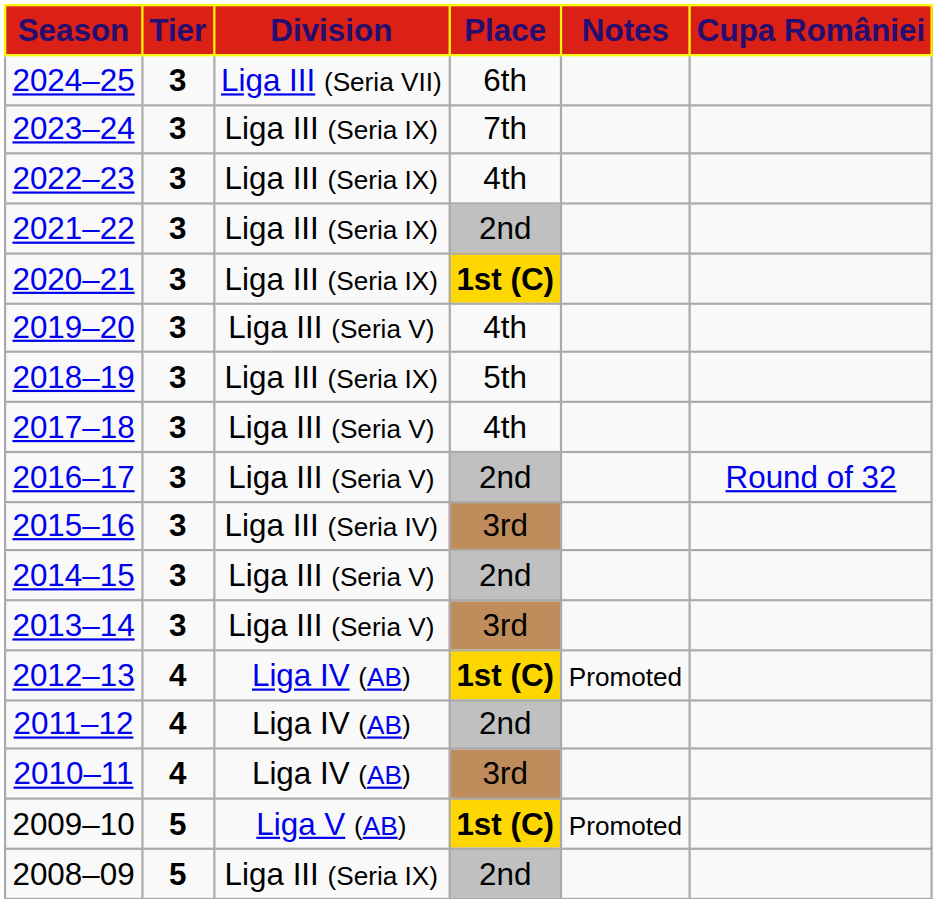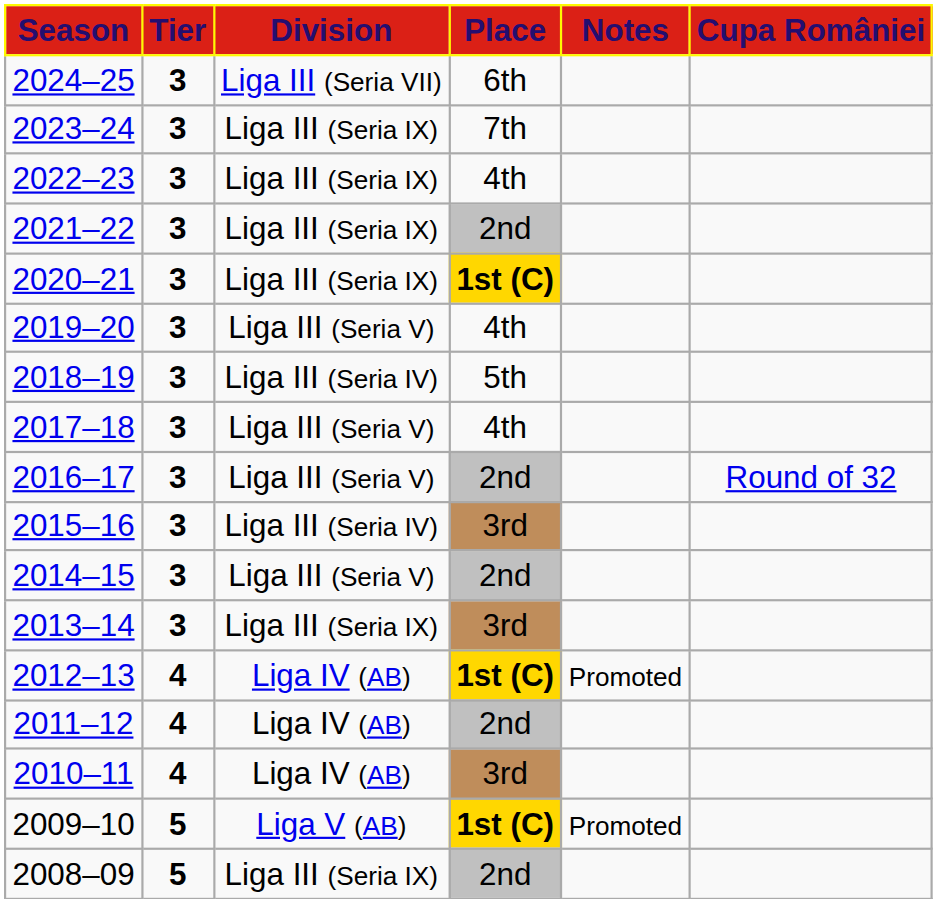(331, 377) Liga III (Seria IX) -> (331, 377) Liga III (Seria IV)
(331, 625) Liga III (Seria V) -> (331, 625) Liga III (Seria IX)
